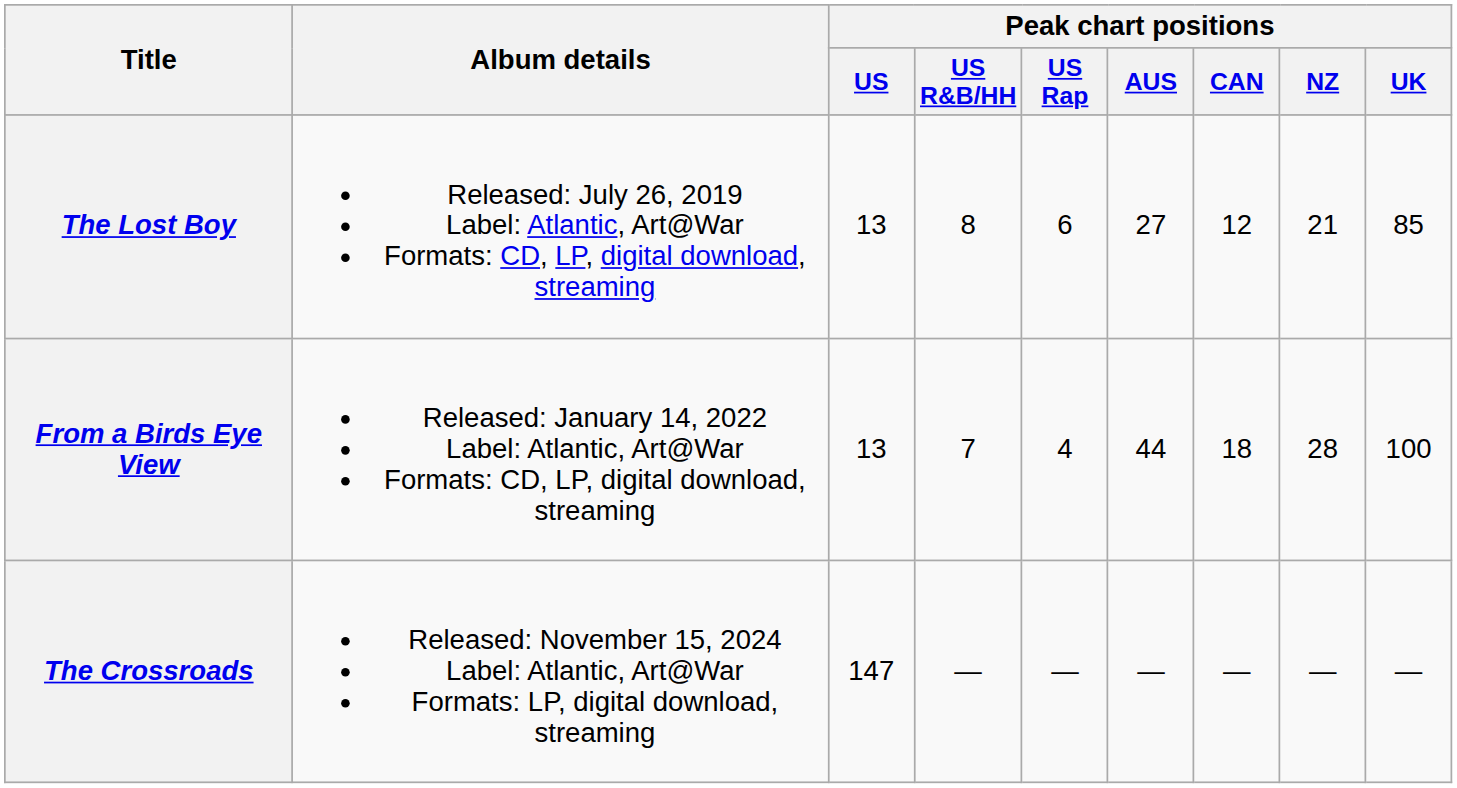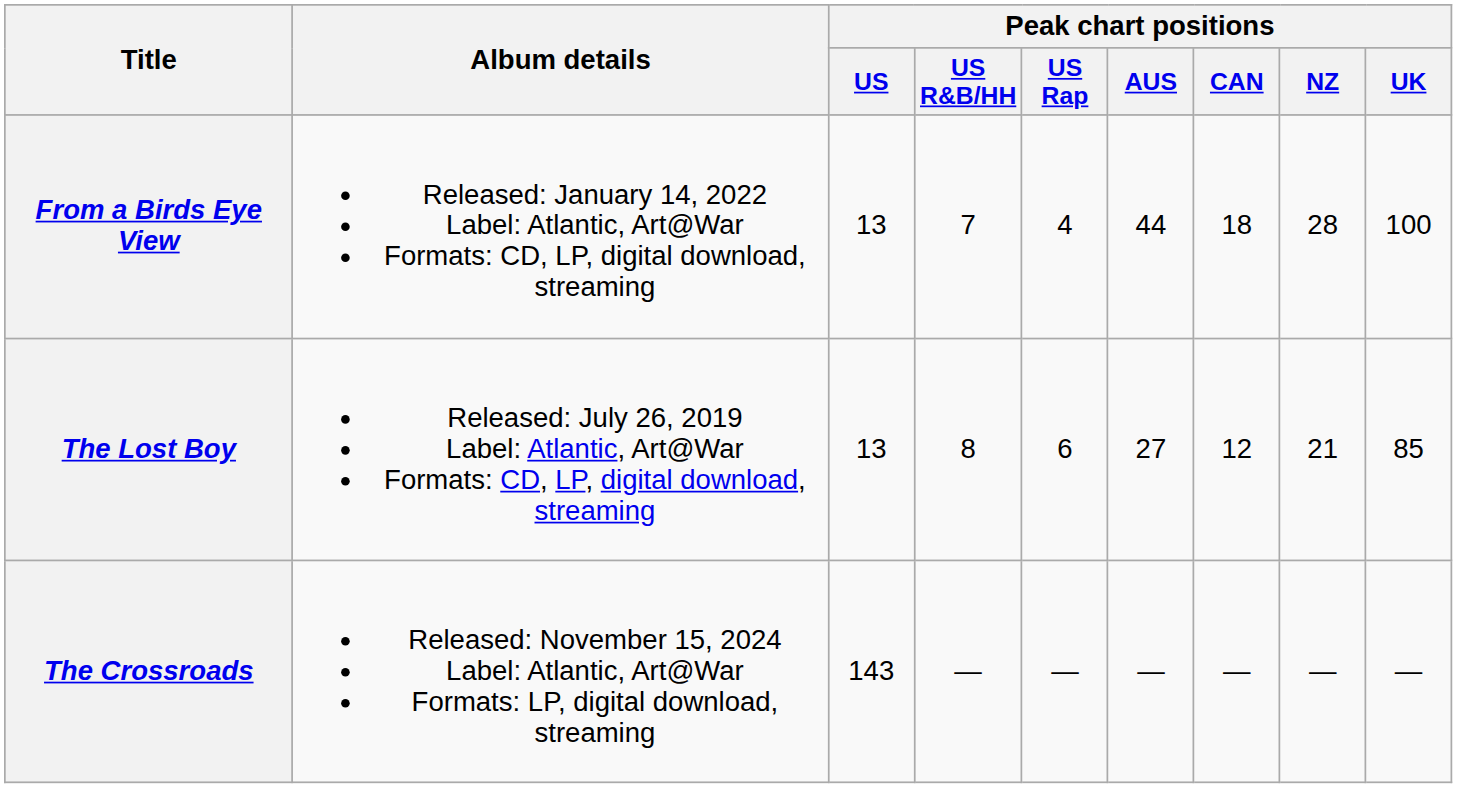rows swapped: (149, 226) <-> (149, 448)
(871, 671) 147 -> (871, 671) 143
